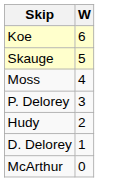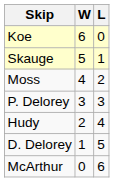+ column: (101, 15)
